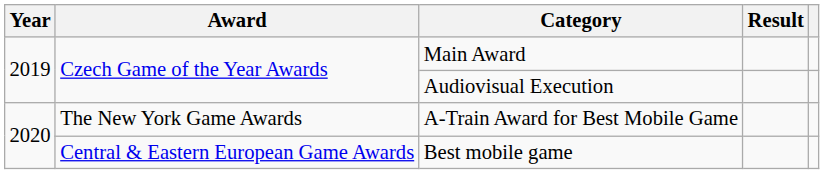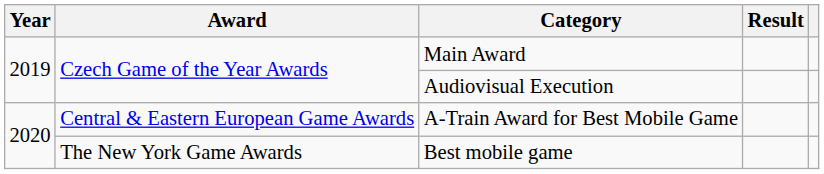(181, 119) The New York Game Awards -> (237, 119) Central & Eastern European Game Awards
(237, 151) Central & Eastern European Game Awards -> (181, 151) The New York Game Awards
